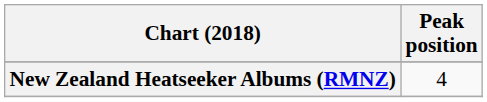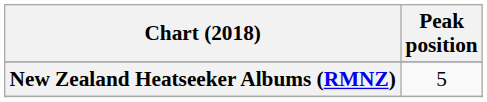(442, 79) 4 -> (442, 79) 5
